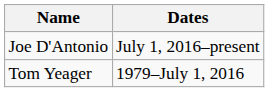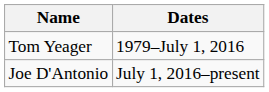rows swapped: (50, 73) <-> (58, 45)
